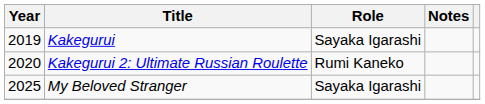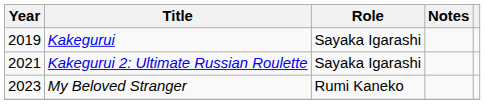(24, 63) 2020 -> (24, 63) 2021
(359, 63) Rumi Kaneko -> (368, 63) Sayaka Igarashi
(24, 87) 2025 -> (24, 87) 2023
(368, 87) Sayaka Igarashi -> (359, 87) Rumi Kaneko
